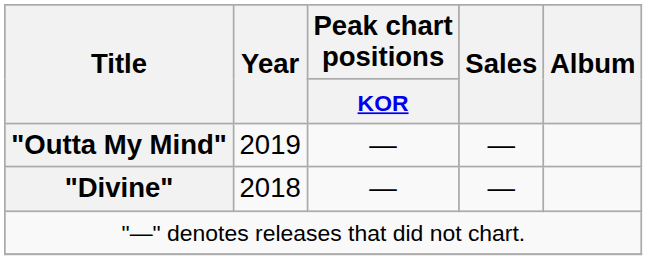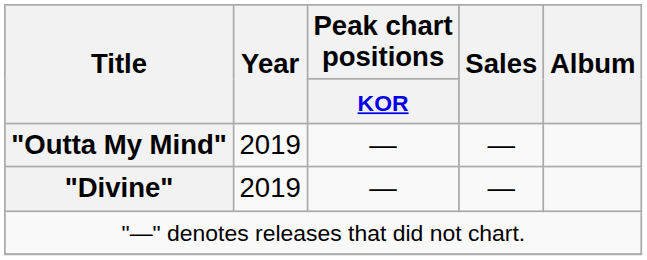(270, 188) 2018 -> (270, 188) 2019
